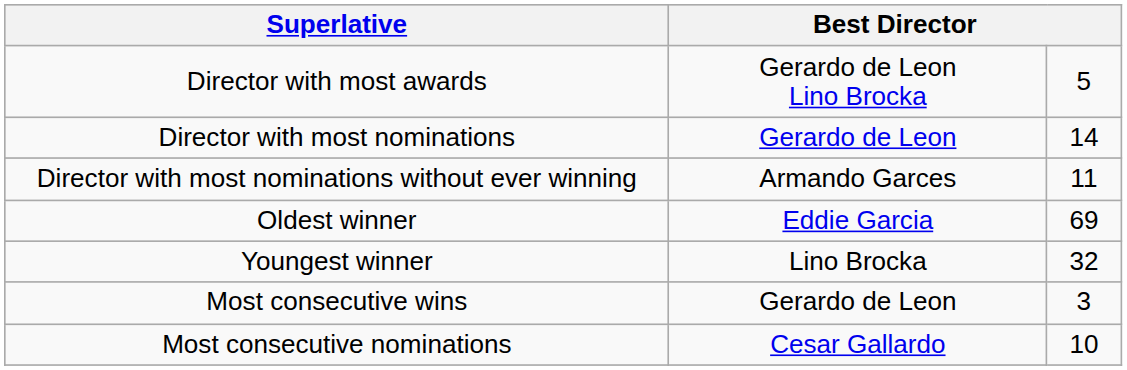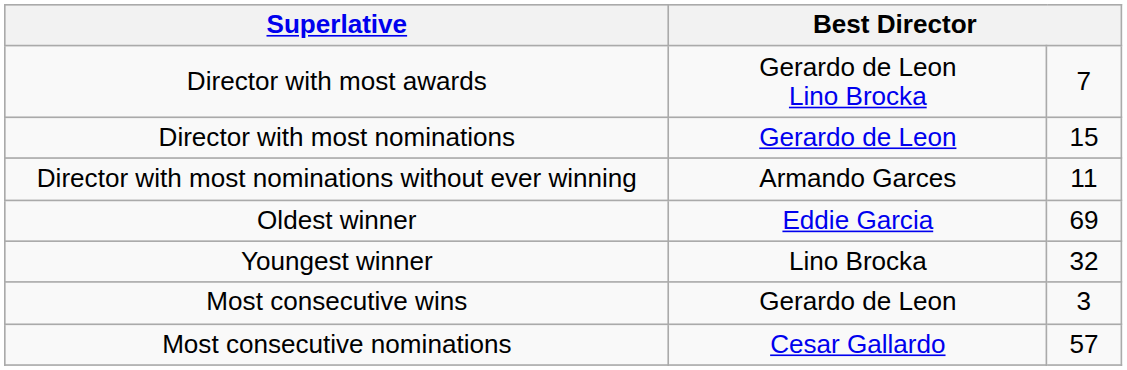(1084, 81) 5 -> (1084, 81) 7
(1084, 137) 14 -> (1084, 137) 15
(1084, 344) 10 -> (1084, 344) 57
